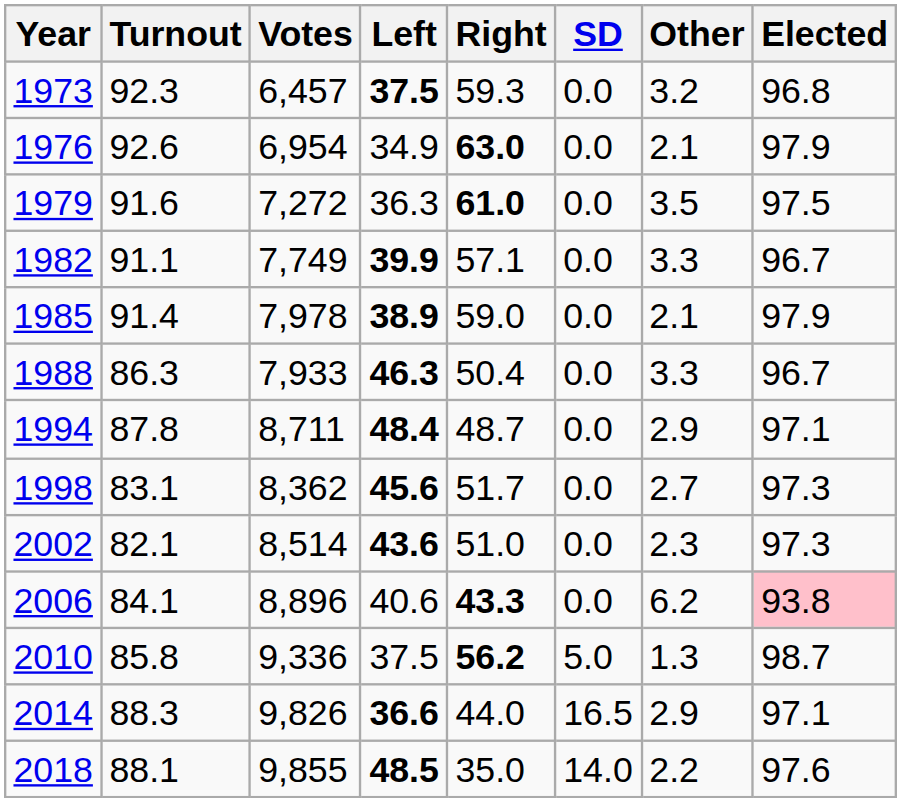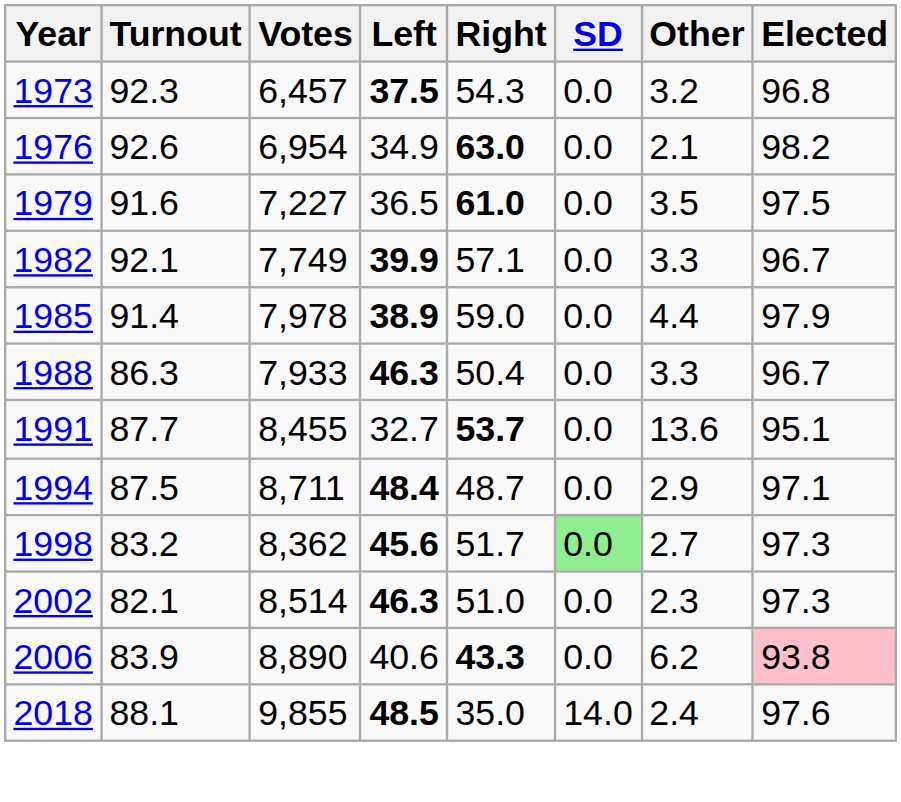(490, 90) 59.3 -> (490, 90) 54.3
(796, 147) 97.9 -> (796, 147) 98.2
(303, 203) 7,272 -> (303, 203) 7,227
(404, 203) 36.3 -> (404, 203) 36.5
(144, 260) 91.1 -> (144, 260) 92.1
(674, 316) 2.1 -> (674, 316) 4.4
+ row: (53, 429)
(144, 429) 87.8 -> (144, 486) 87.5
(144, 486) 83.1 -> (144, 543) 83.2
(588, 486) no background -> (588, 543) lightgreen background
(404, 543) 43.6 -> (404, 599) 46.3
(144, 599) 84.1 -> (144, 656) 83.9
(303, 599) 8,896 -> (303, 656) 8,890
- row: (53, 656)
- row: (53, 712)
(674, 769) 2.2 -> (674, 712) 2.4
